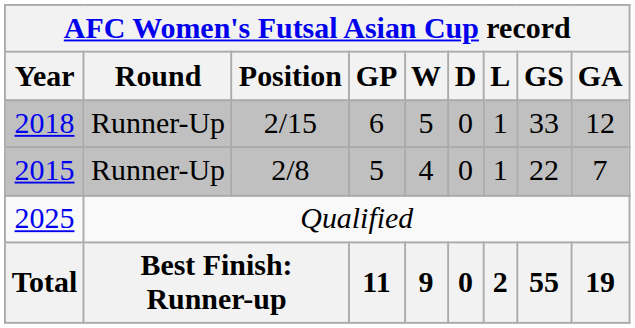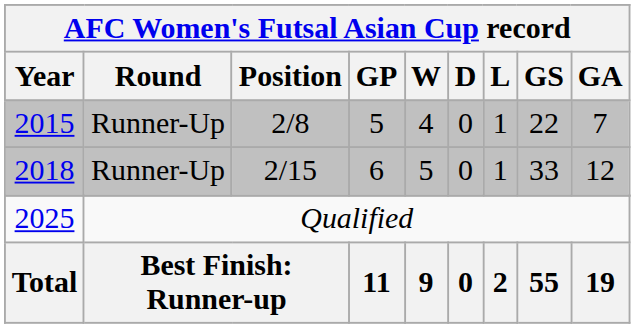rows swapped: (45, 170) <-> (45, 123)
